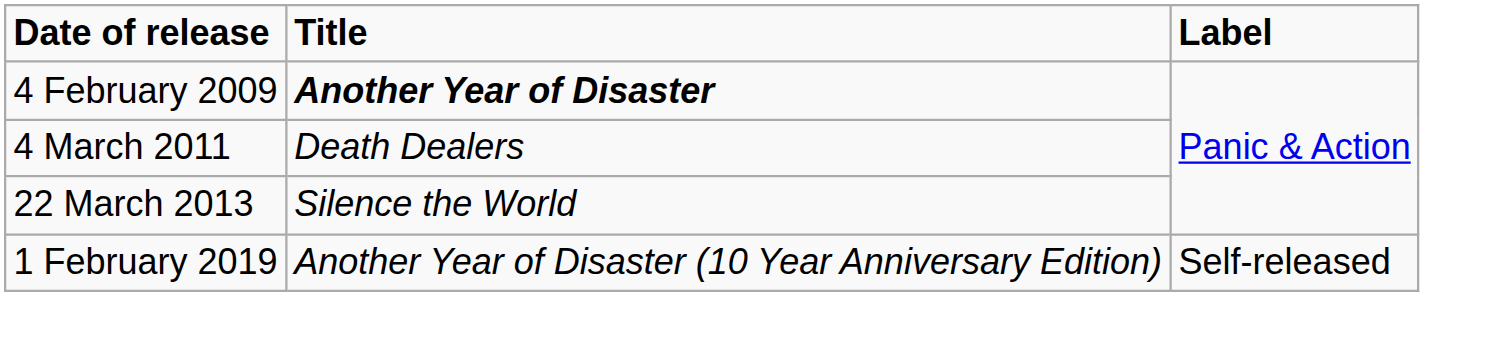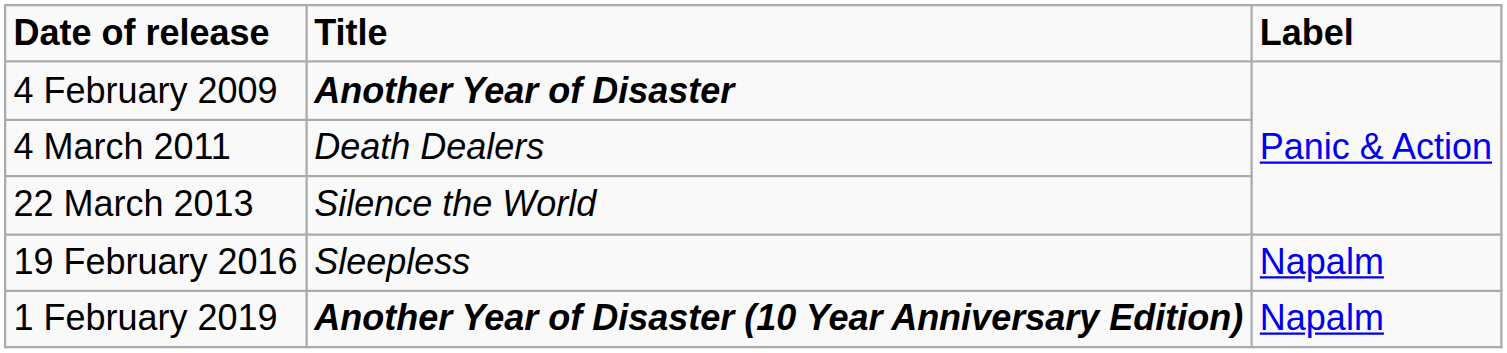+ row: (156, 261)
(728, 261) normal -> (779, 318) bold
(1285, 261) Self-released -> (1322, 318) Napalm
